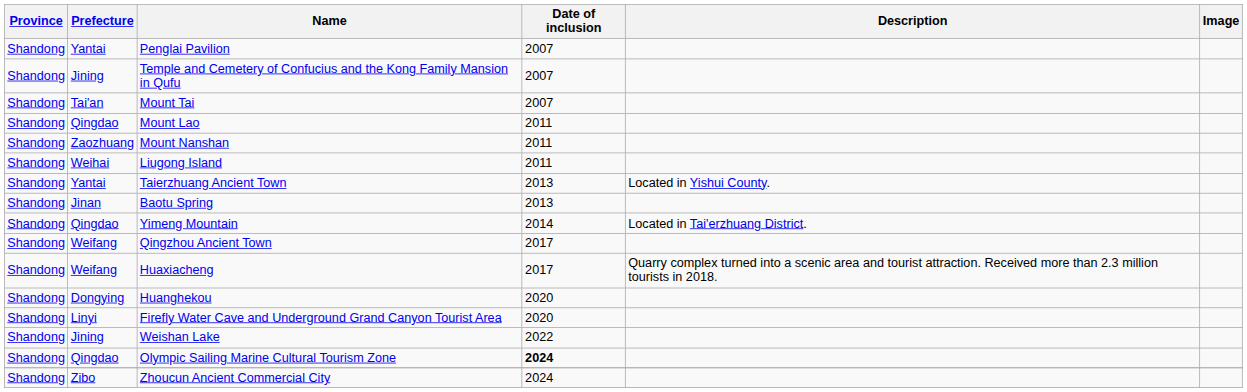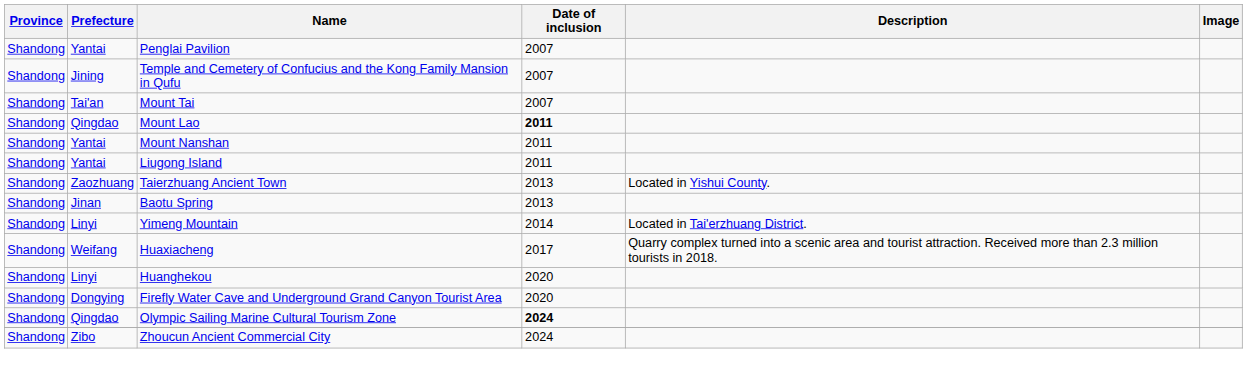(539, 123) normal -> (539, 123) bold
(102, 143) Zaozhuang -> (88, 143) Yantai
(90, 163) Weihai -> (88, 163) Yantai
(88, 183) Yantai -> (102, 183) Zaozhuang
(95, 223) Qingdao -> (84, 223) Linyi
- row: (206, 243)
(97, 297) Dongying -> (84, 277) Linyi
(84, 317) Linyi -> (97, 297) Dongying
- row: (180, 337)
